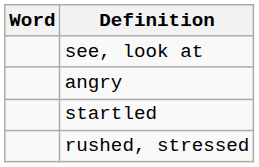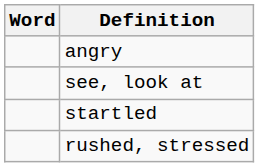rows swapped: (134, 52) <-> (94, 83)
